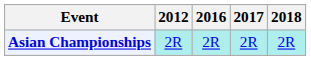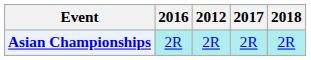columns swapped: (173, 17) <-> (211, 17)
